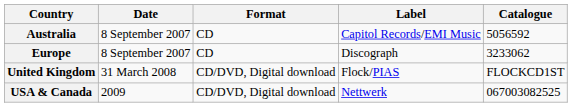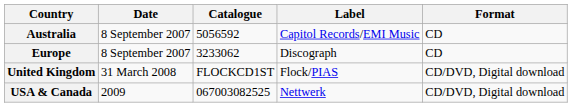columns swapped: (266, 14) <-> (525, 14)
